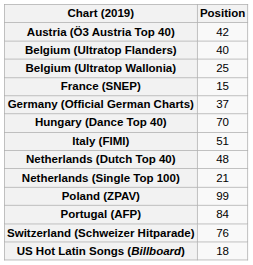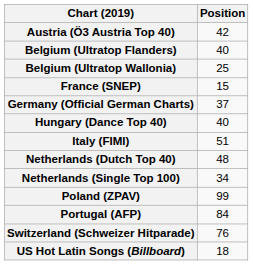(223, 123) 70 -> (223, 123) 40
(223, 178) 21 -> (223, 178) 34
